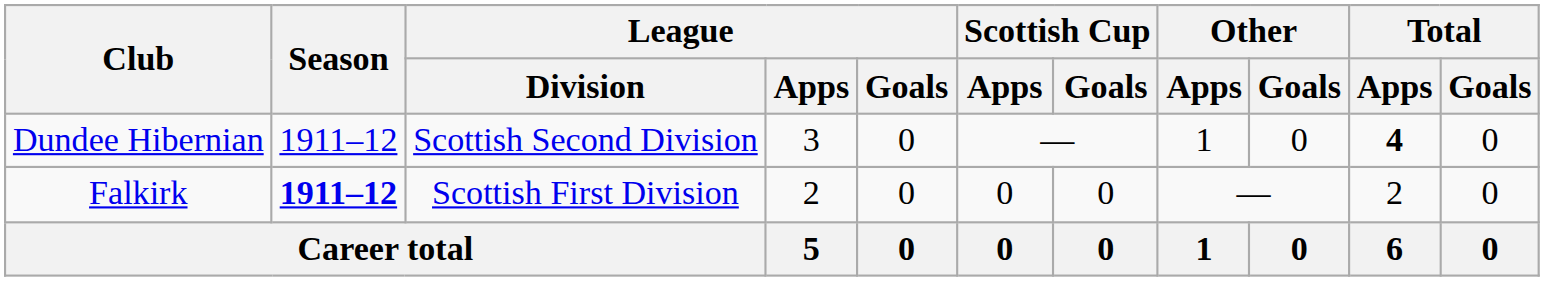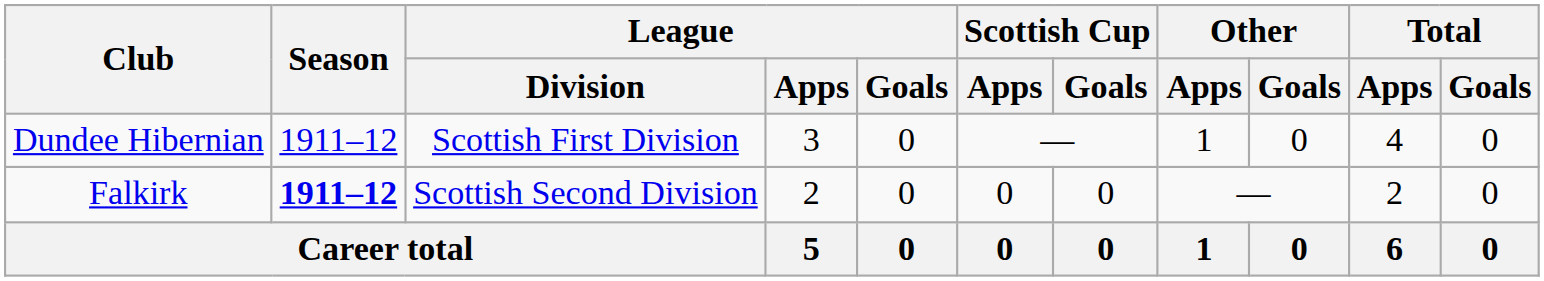(585, 139) Scottish Second Division -> (585, 139) Scottish First Division
(1395, 139) bold -> (1395, 139) normal
(585, 193) Scottish First Division -> (585, 193) Scottish Second Division
